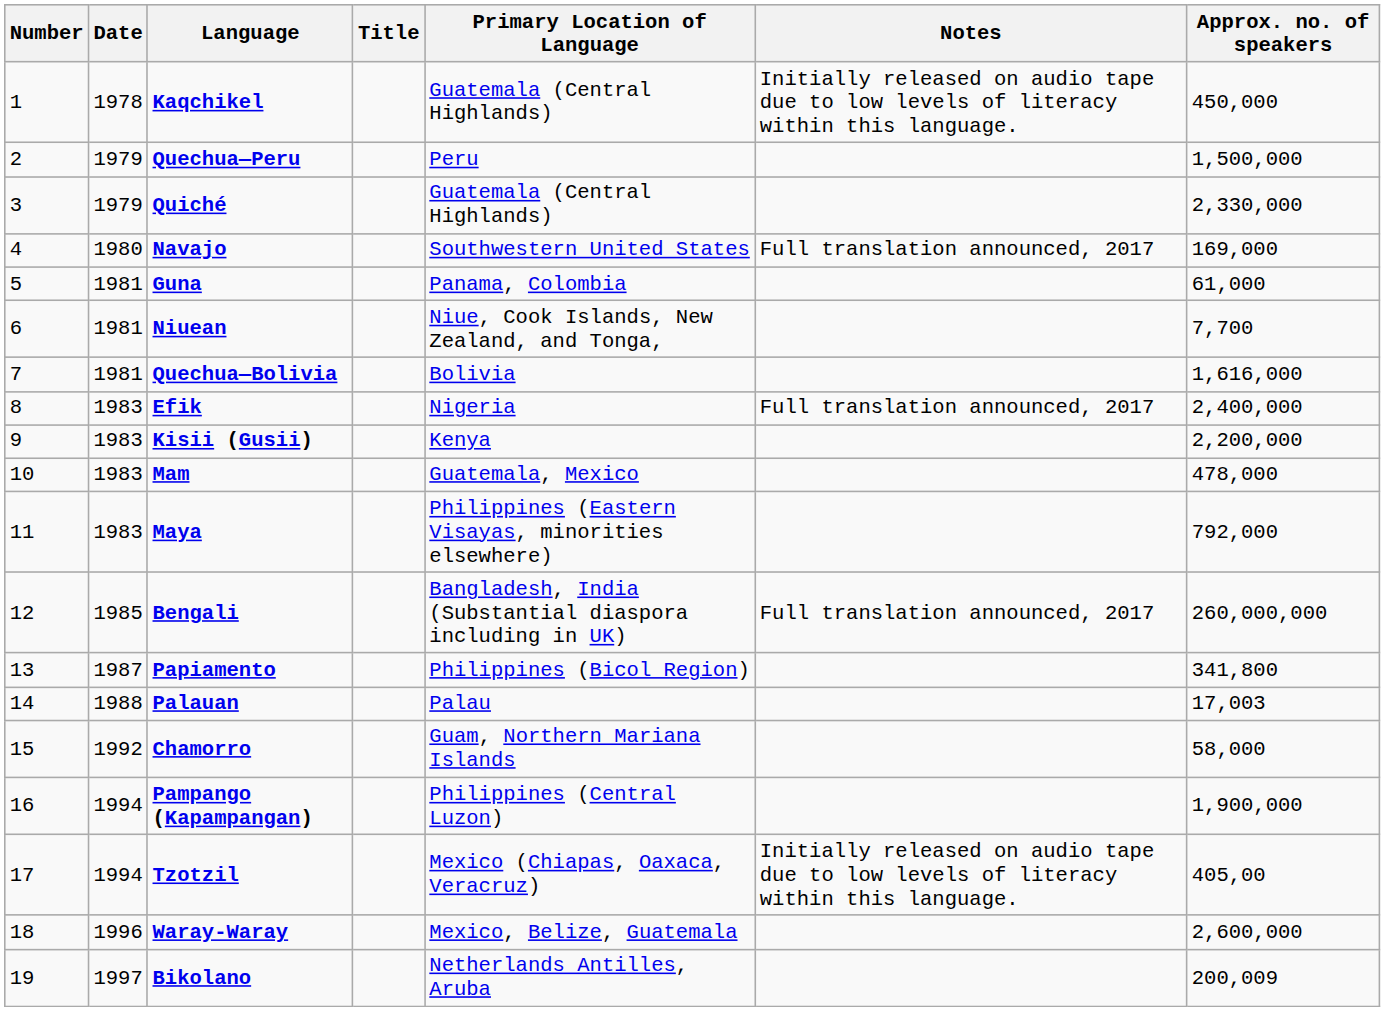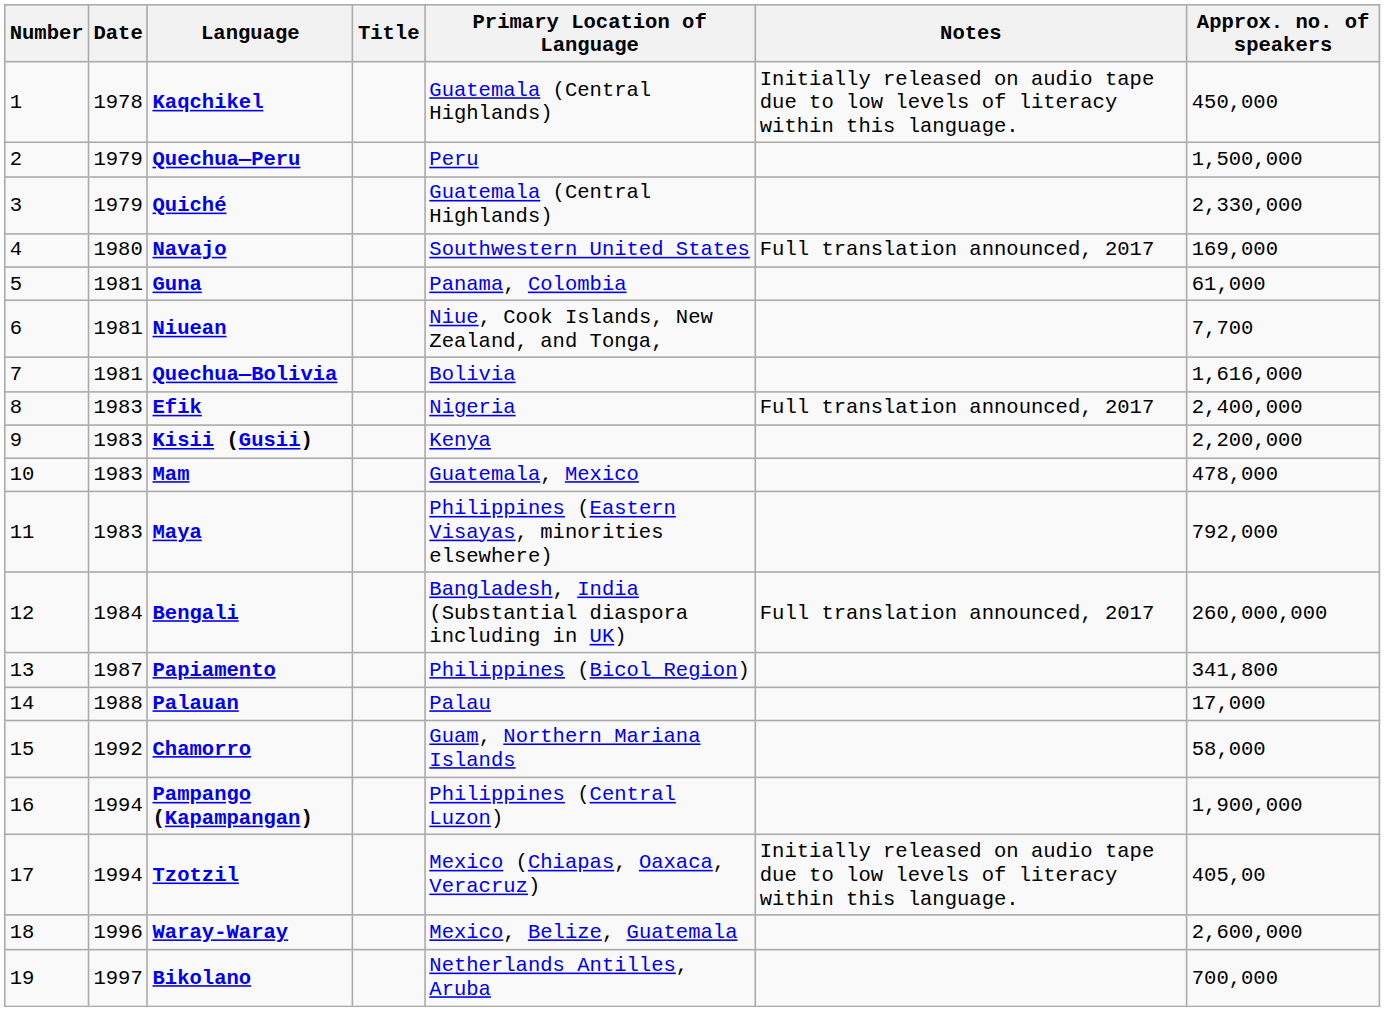(118, 613) 1985 -> (118, 613) 1984
(1229, 703) 17,003 -> (1229, 703) 17,000
(1235, 978) 200,009 -> (1235, 978) 700,000
